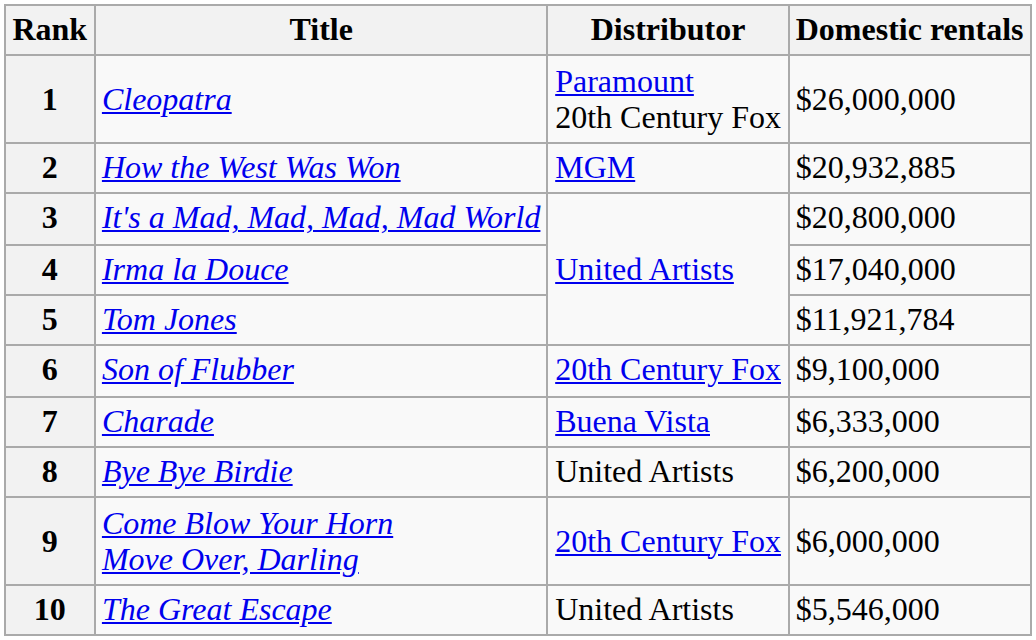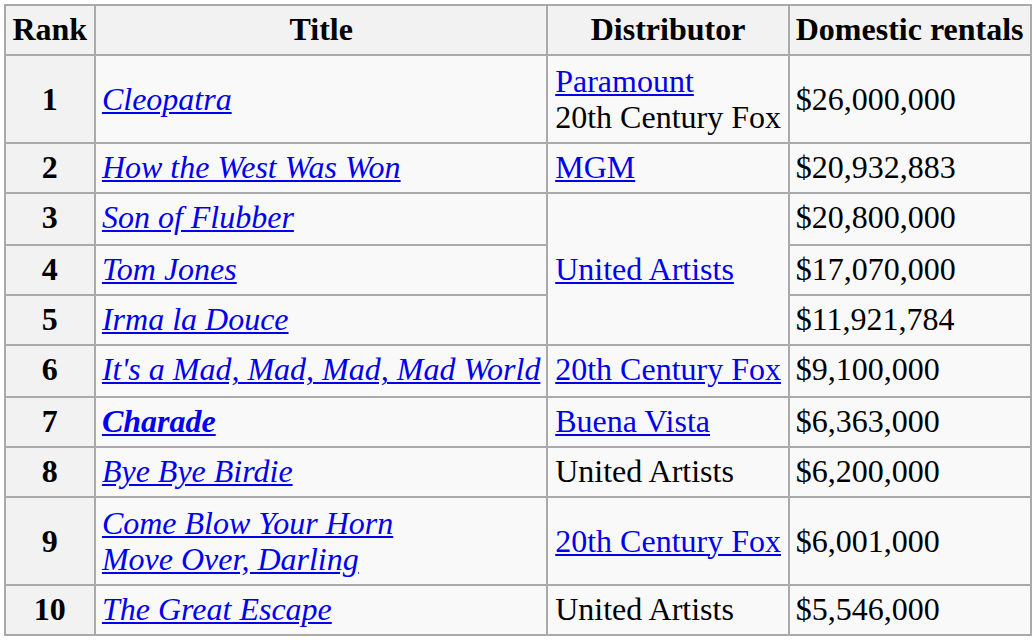(876, 167) $20,932,885 -> (876, 167) $20,932,883
(321, 218) It's a Mad, Mad, Mad, Mad World -> (198, 218) Son of Flubber
(195, 268) Irma la Douce -> (169, 268) Tom Jones
(876, 268) $17,040,000 -> (876, 268) $17,070,000
(169, 319) Tom Jones -> (195, 319) Irma la Douce
(198, 370) Son of Flubber -> (321, 370) It's a Mad, Mad, Mad, Mad World
(158, 421) normal -> (159, 421) bold
(868, 421) $6,333,000 -> (868, 421) $6,363,000
(868, 540) $6,000,000 -> (868, 540) $6,001,000
